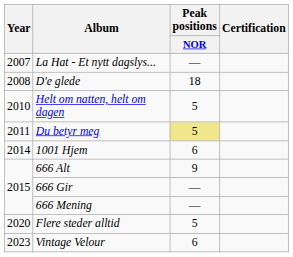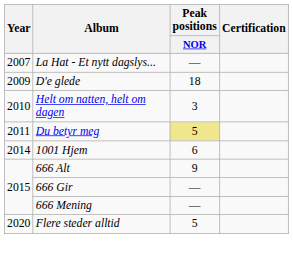(19, 81) 2008 -> (19, 81) 2009
(195, 106) 5 -> (195, 106) 3
- row: (70, 242)
